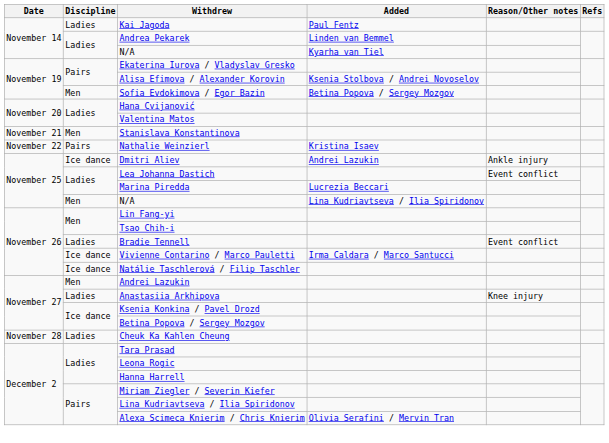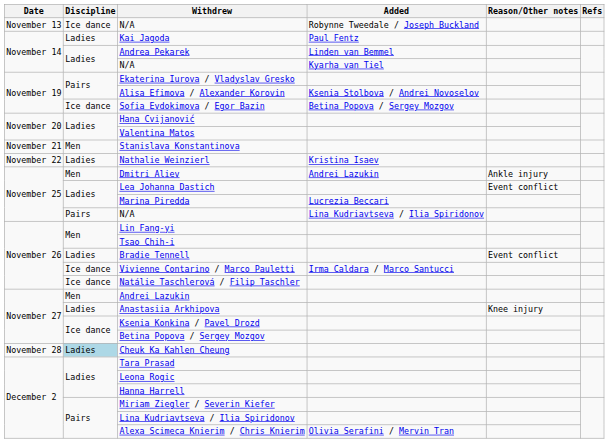+ row: (127, 25)
(73, 92) Men -> (88, 106) Ice dance
(78, 147) Pairs -> (80, 160) Ladies
(88, 160) Ice dance -> (73, 174) Men
(73, 201) Men -> (78, 214) Pairs
(80, 337) no background -> (80, 350) lightblue background
